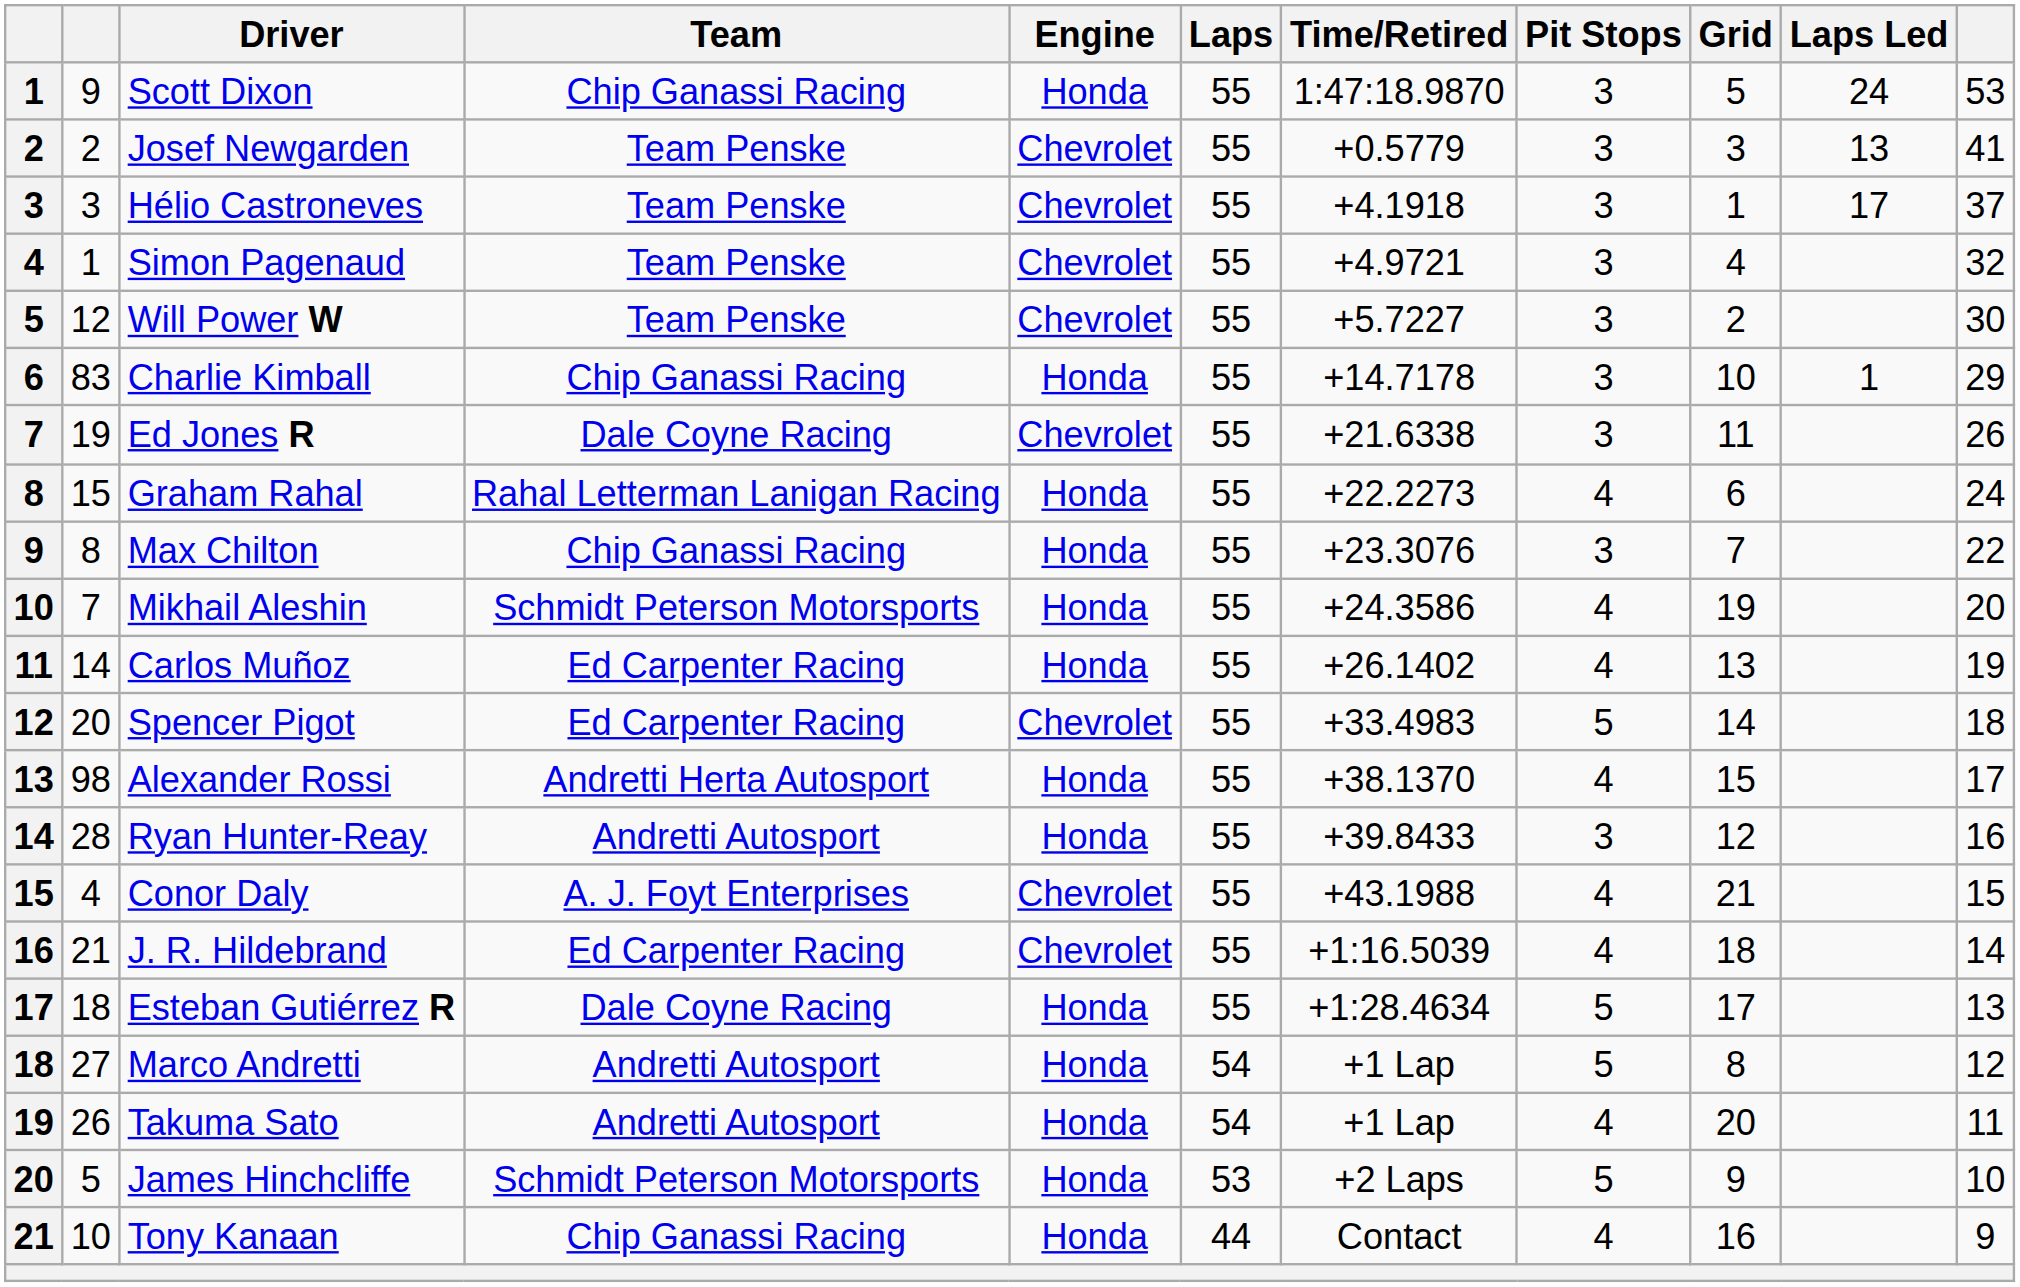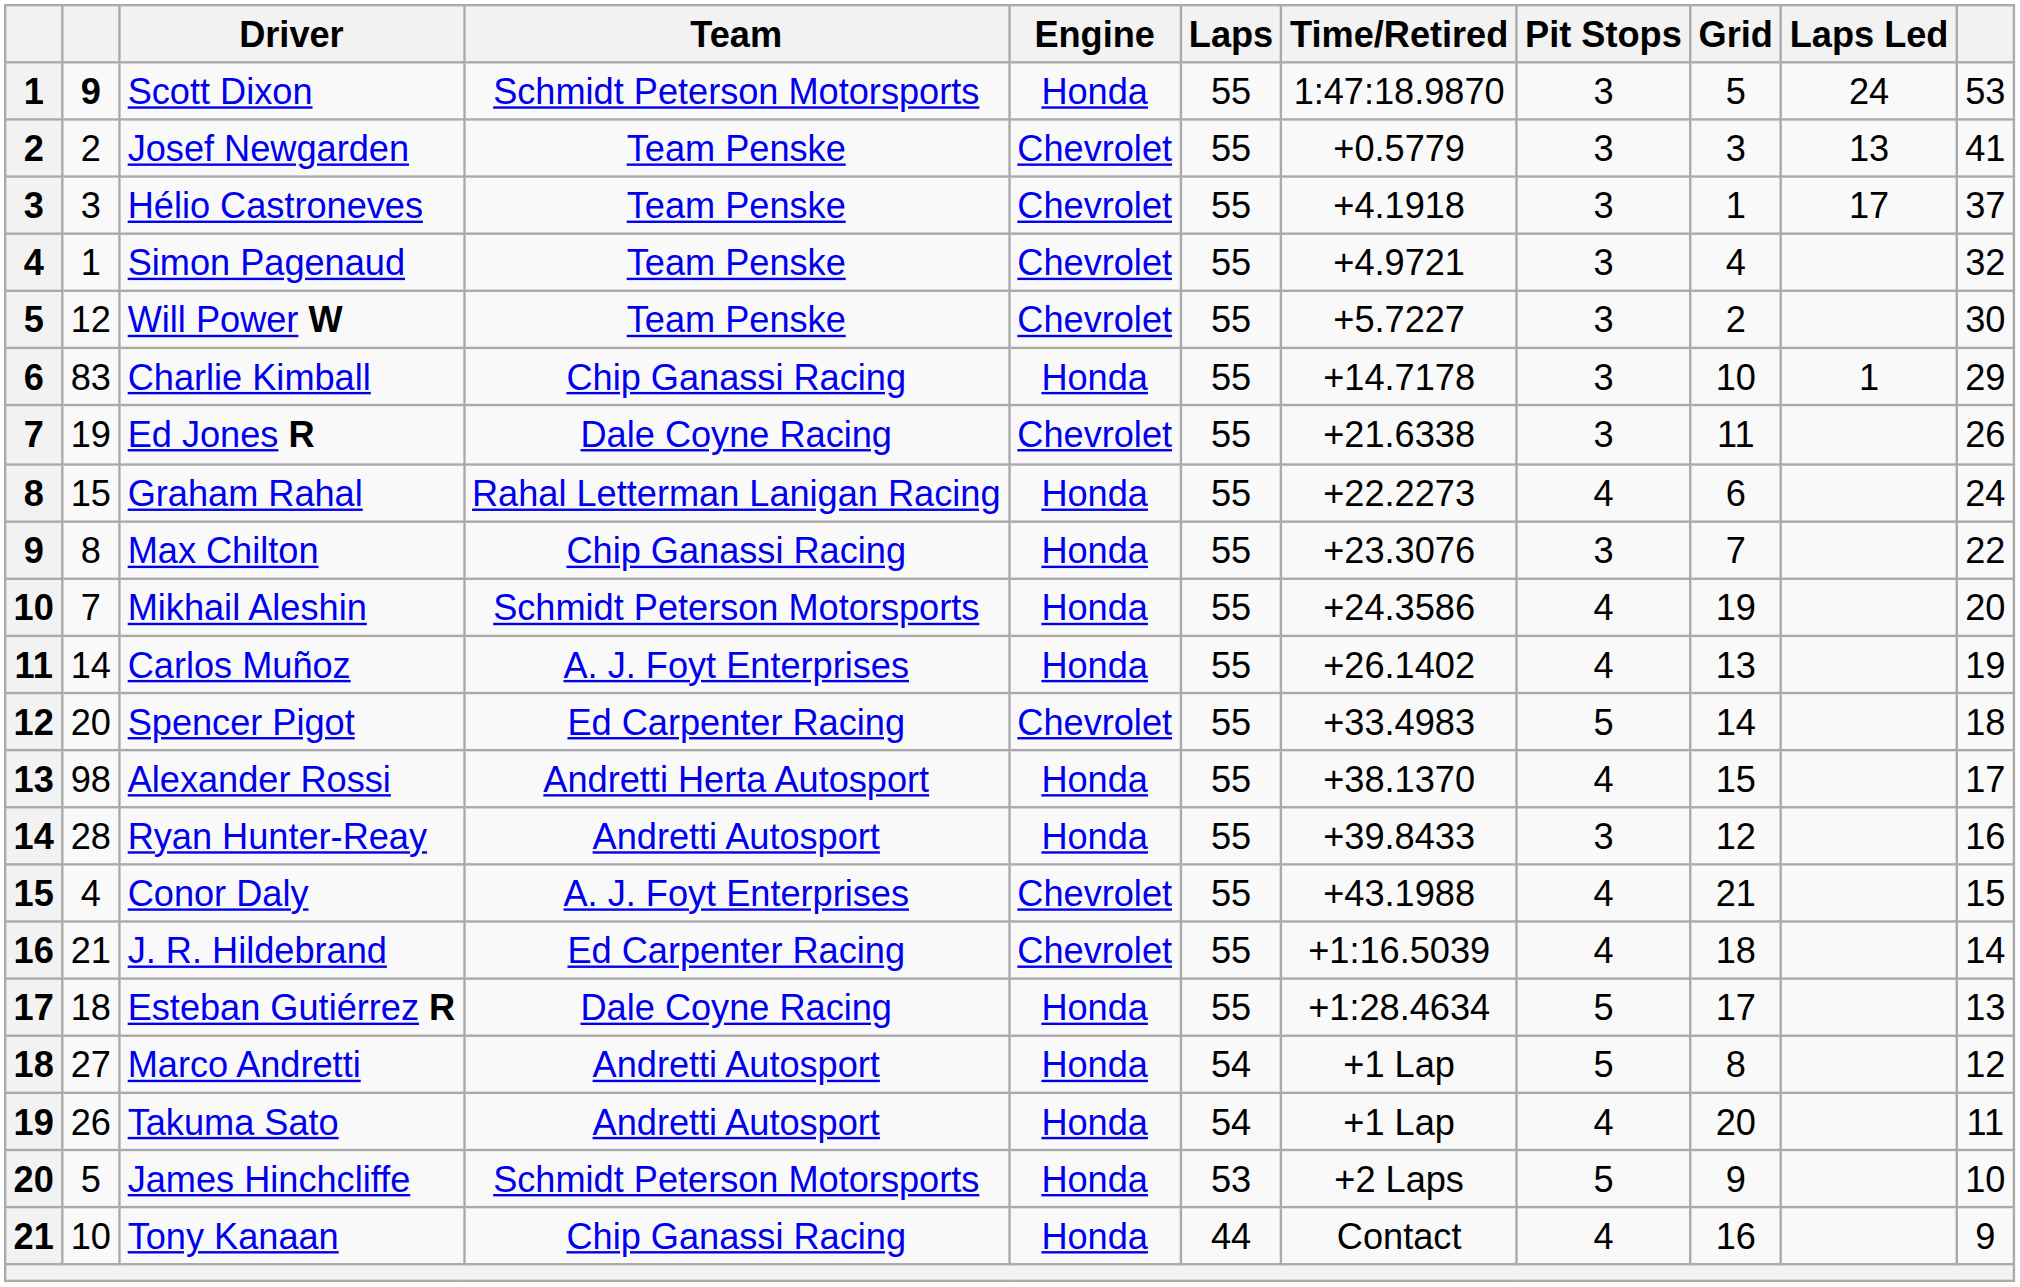(91, 91) normal -> (91, 91) bold
(736, 91) Chip Ganassi Racing -> (736, 91) Schmidt Peterson Motorsports
(736, 664) Ed Carpenter Racing -> (736, 664) A. J. Foyt Enterprises
